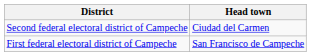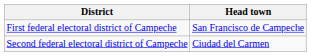rows swapped: (92, 43) <-> (97, 28)
